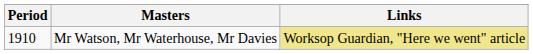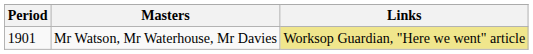(22, 37) 1910 -> (22, 37) 1901
